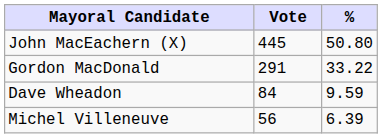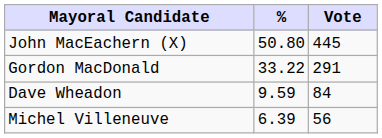columns swapped: (288, 17) <-> (349, 17)
